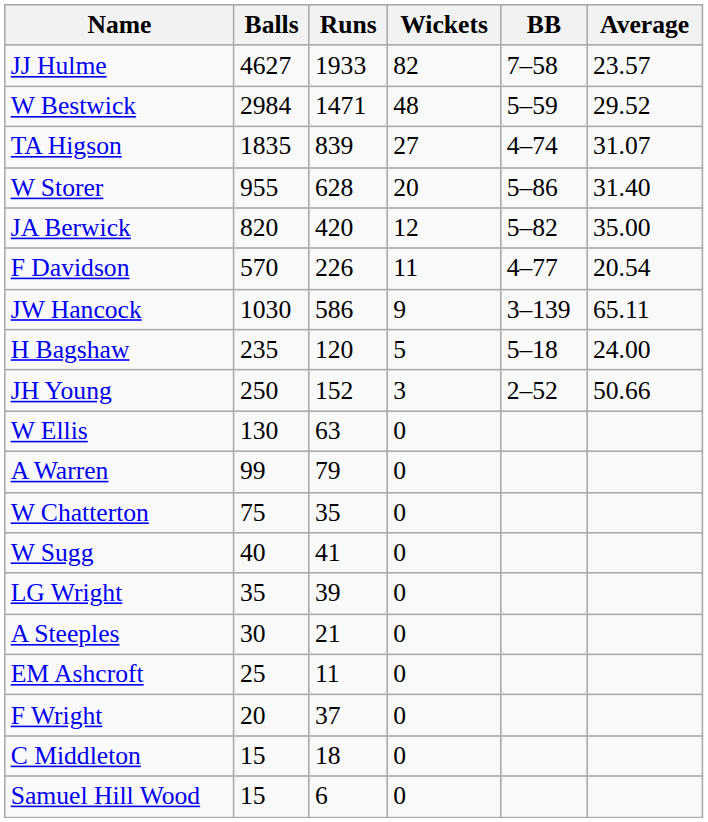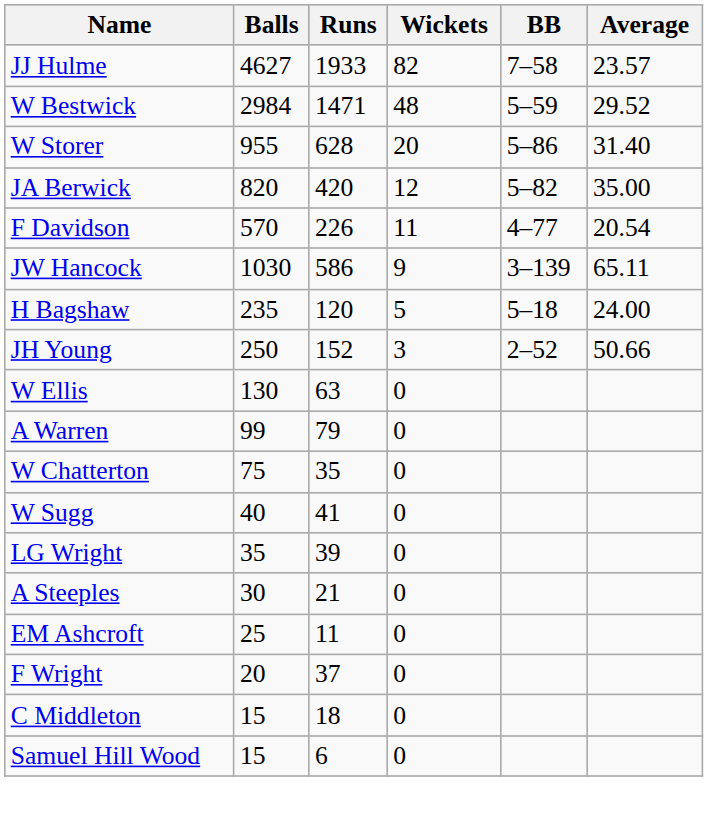- row: (66, 146)
